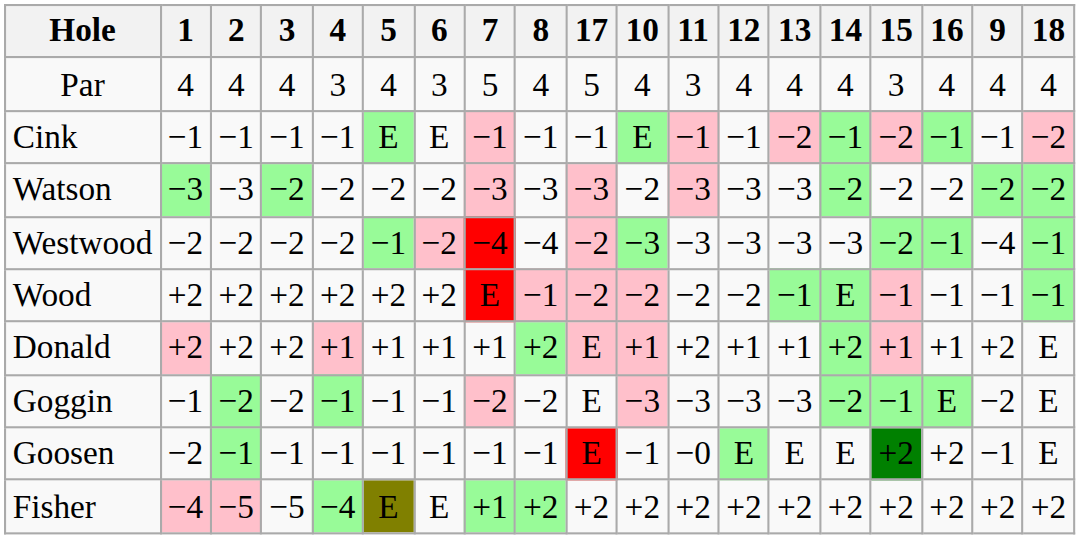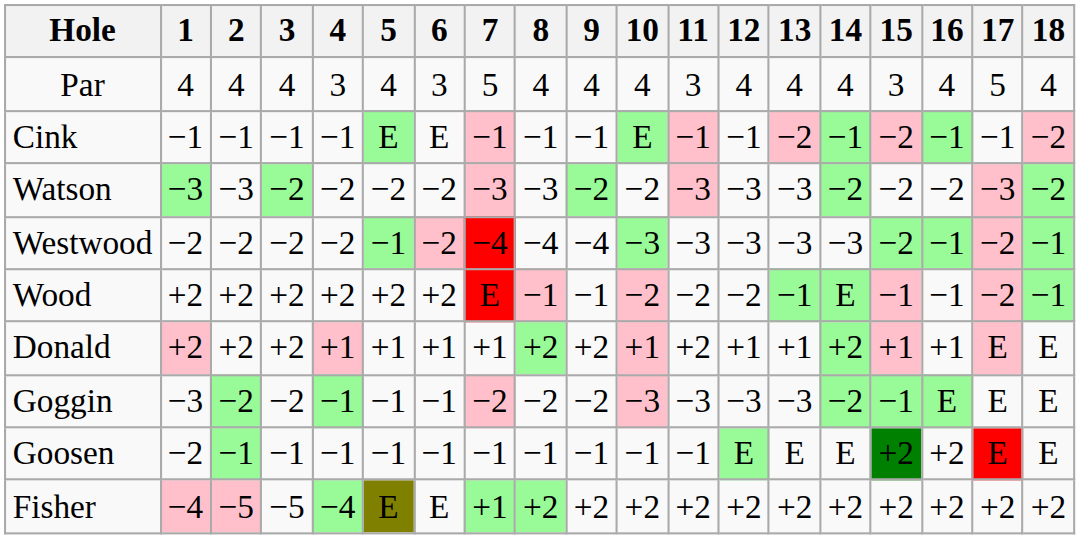columns swapped: (998, 30) <-> (592, 30)
(185, 400) −1 -> (185, 400) −3
(693, 453) −0 -> (693, 453) −1
